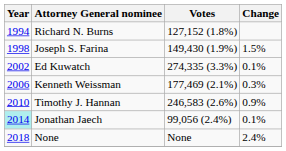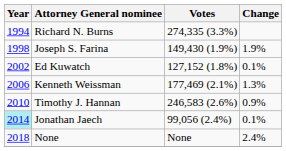(202, 31) 127,152 (1.8%) -> (202, 31) 274,335 (3.3%)
(254, 48) 1.5% -> (254, 48) 1.9%
(202, 66) 274,335 (3.3%) -> (202, 66) 127,152 (1.8%)
(254, 84) 0.3% -> (254, 84) 1.3%
